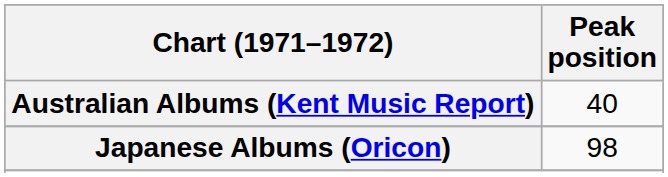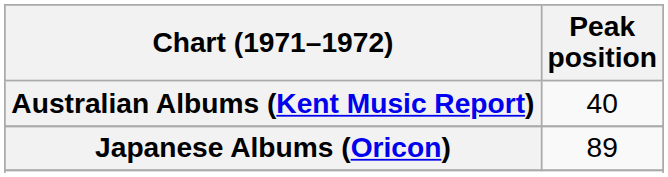(602, 147) 98 -> (602, 147) 89
